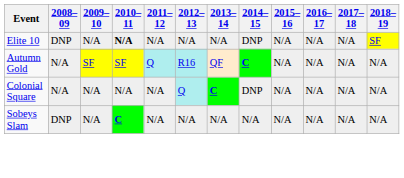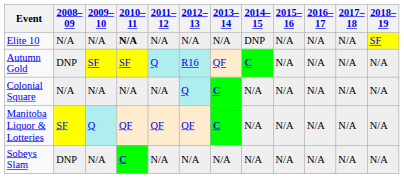(61, 40) DNP -> (65, 40) N/A
(60, 63) N/A -> (67, 63) DNP
(252, 91) DNP -> (253, 91) N/A
+ row: (27, 125)
